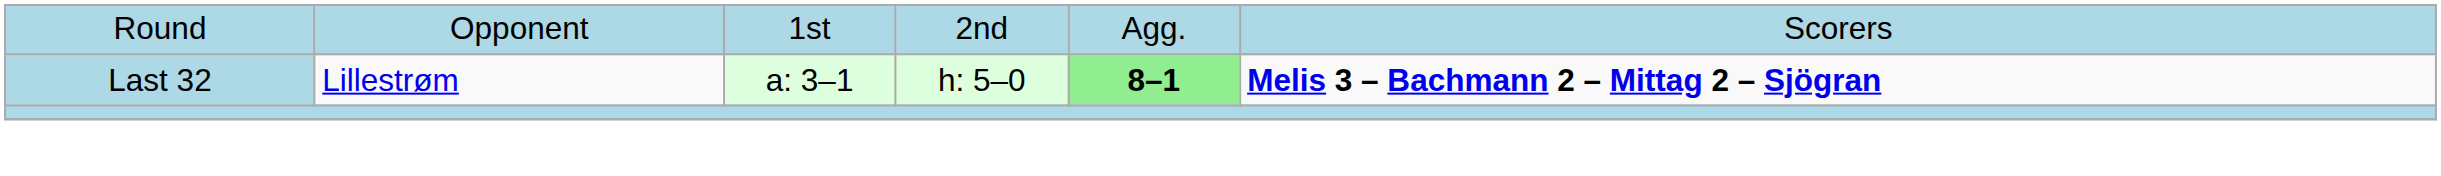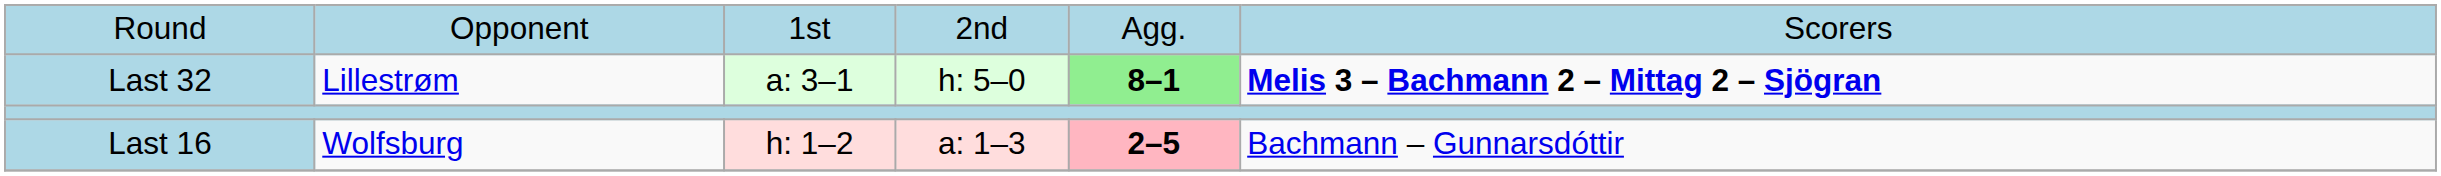+ row: (160, 144)
